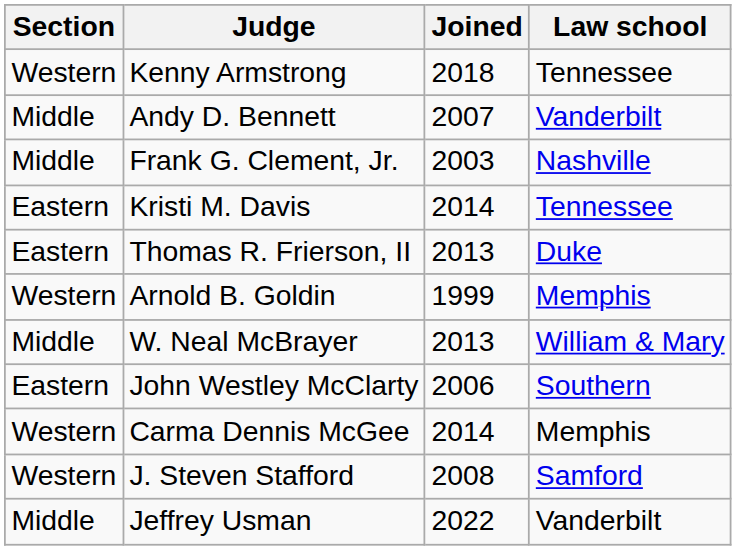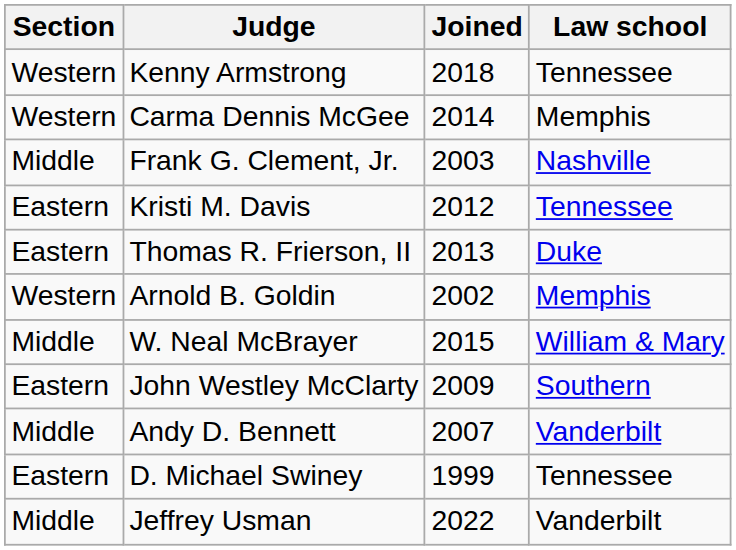rows swapped: (233, 116) <-> (269, 431)
(463, 206) 2014 -> (463, 206) 2012
(463, 296) 1999 -> (463, 296) 2002
(463, 341) 2013 -> (463, 341) 2015
(463, 386) 2006 -> (463, 386) 2009
- row: (242, 476)
+ row: (246, 476)
